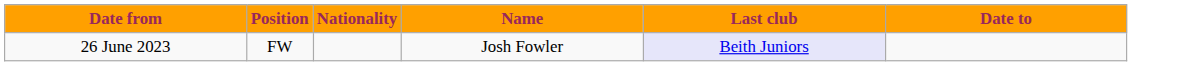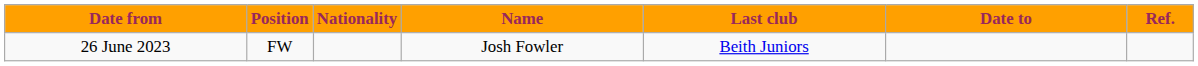+ column: (1160, 18)
(764, 46) lavender background -> (764, 46) no background
